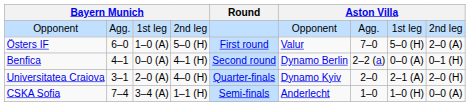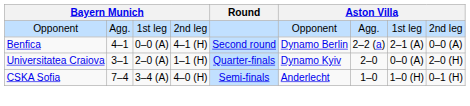- row: (28, 45)
(407, 61) 0–0 (A) -> (407, 45) 2–1 (A)
(446, 61) 0–1 (H) -> (446, 45) 0–0 (A)
(190, 77) 4–0 (H) -> (190, 61) 1–1 (H)
(407, 77) 2–1 (A) -> (407, 61) 0–0 (A)
(190, 93) 1–1 (H) -> (190, 77) 4–0 (H)
(446, 93) 0–0 (A) -> (446, 77) 0–1 (H)
